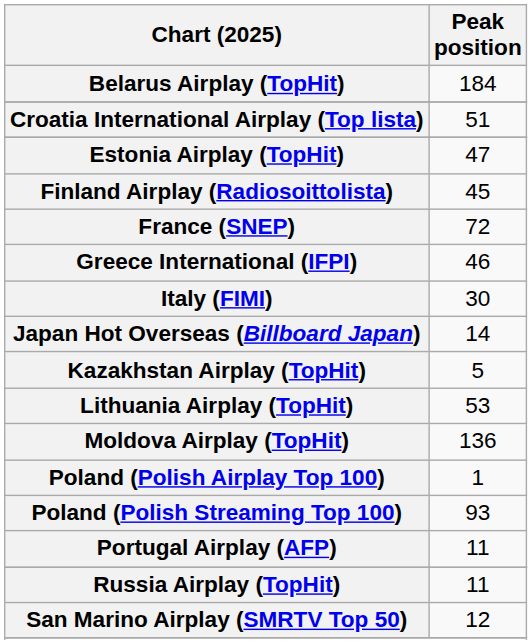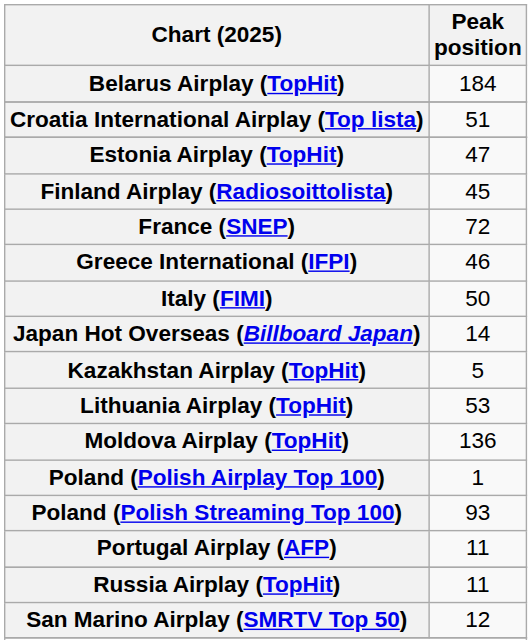(478, 298) 30 -> (478, 298) 50
